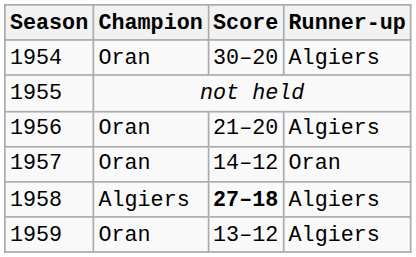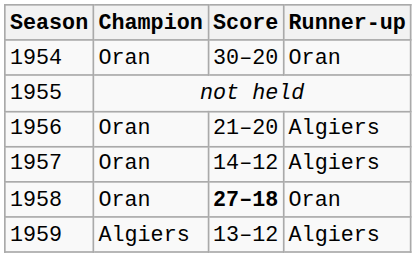(334, 58) Algiers -> (315, 58) Oran
(315, 164) Oran -> (334, 164) Algiers
(144, 199) Algiers -> (125, 199) Oran
(334, 199) Algiers -> (315, 199) Oran
(125, 235) Oran -> (144, 235) Algiers
